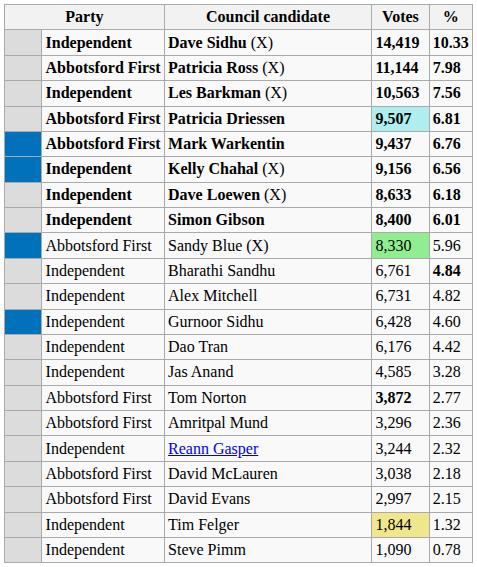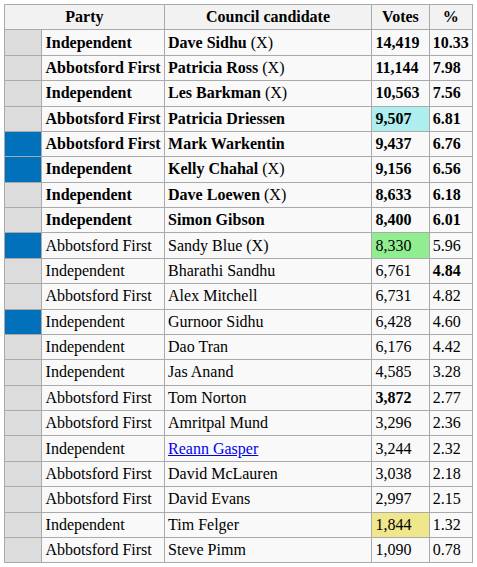(85, 296) Independent -> (99, 296) Abbotsford First
(85, 550) Independent -> (99, 550) Abbotsford First
